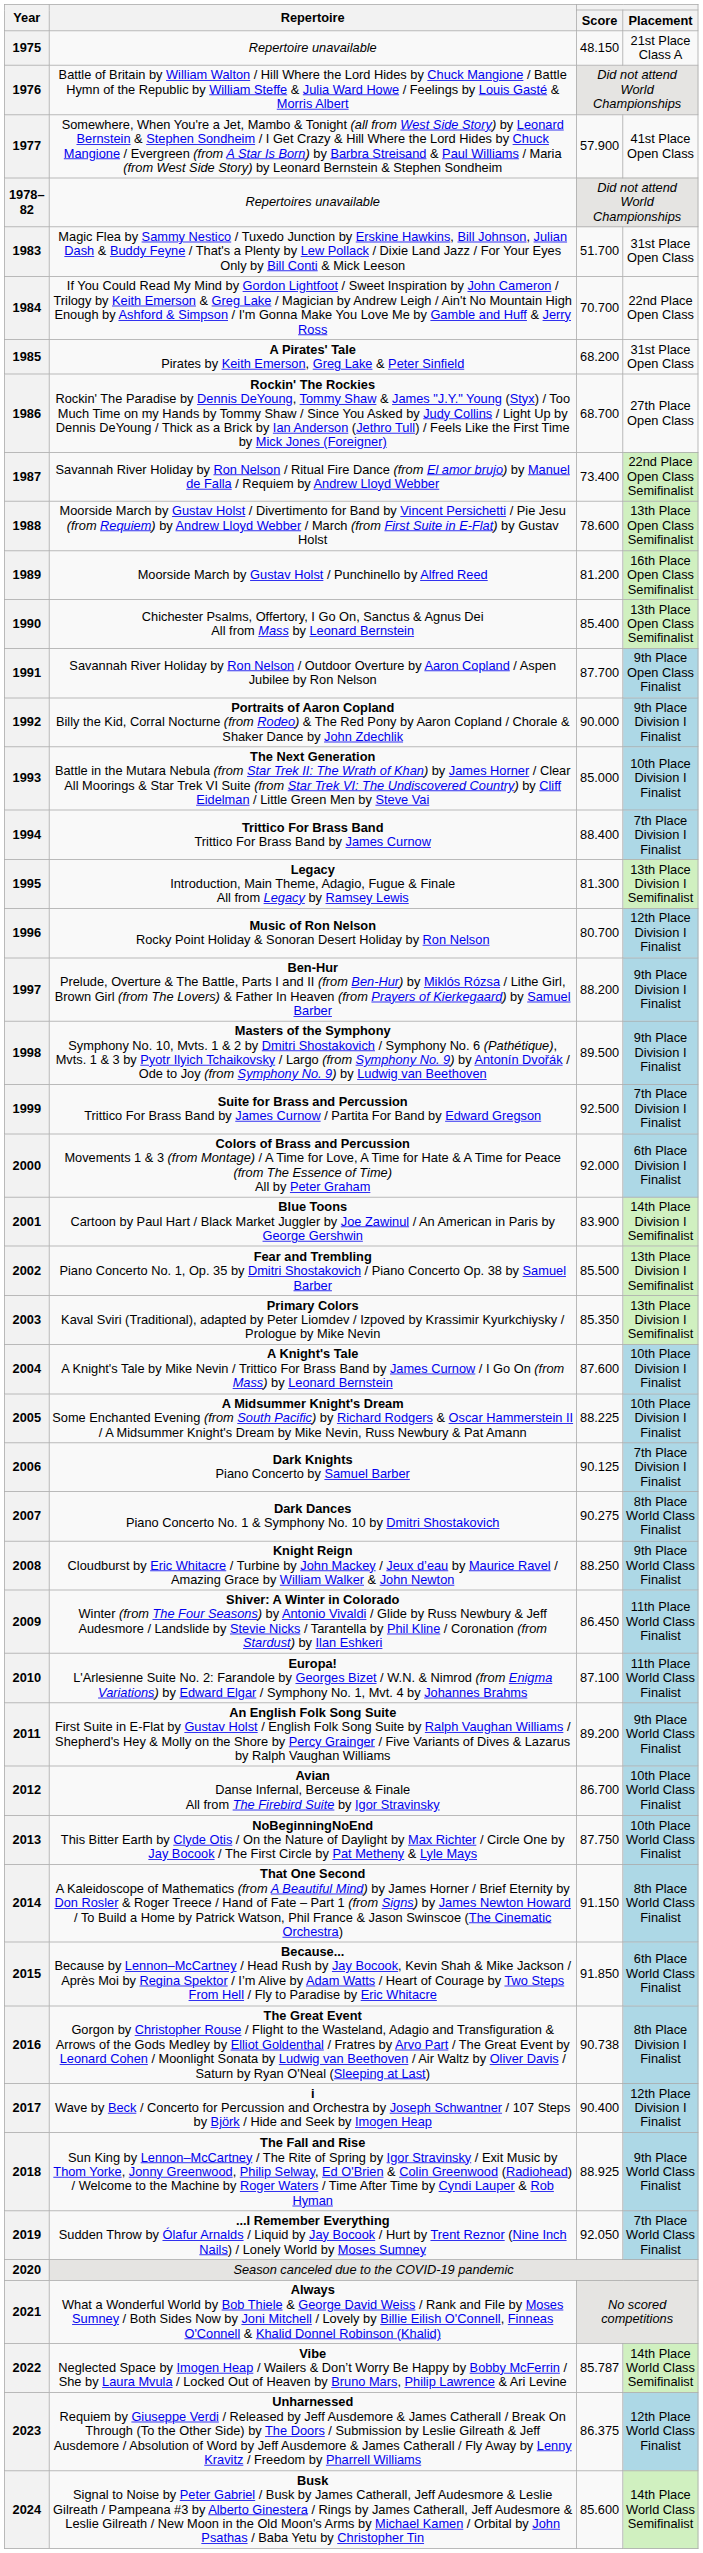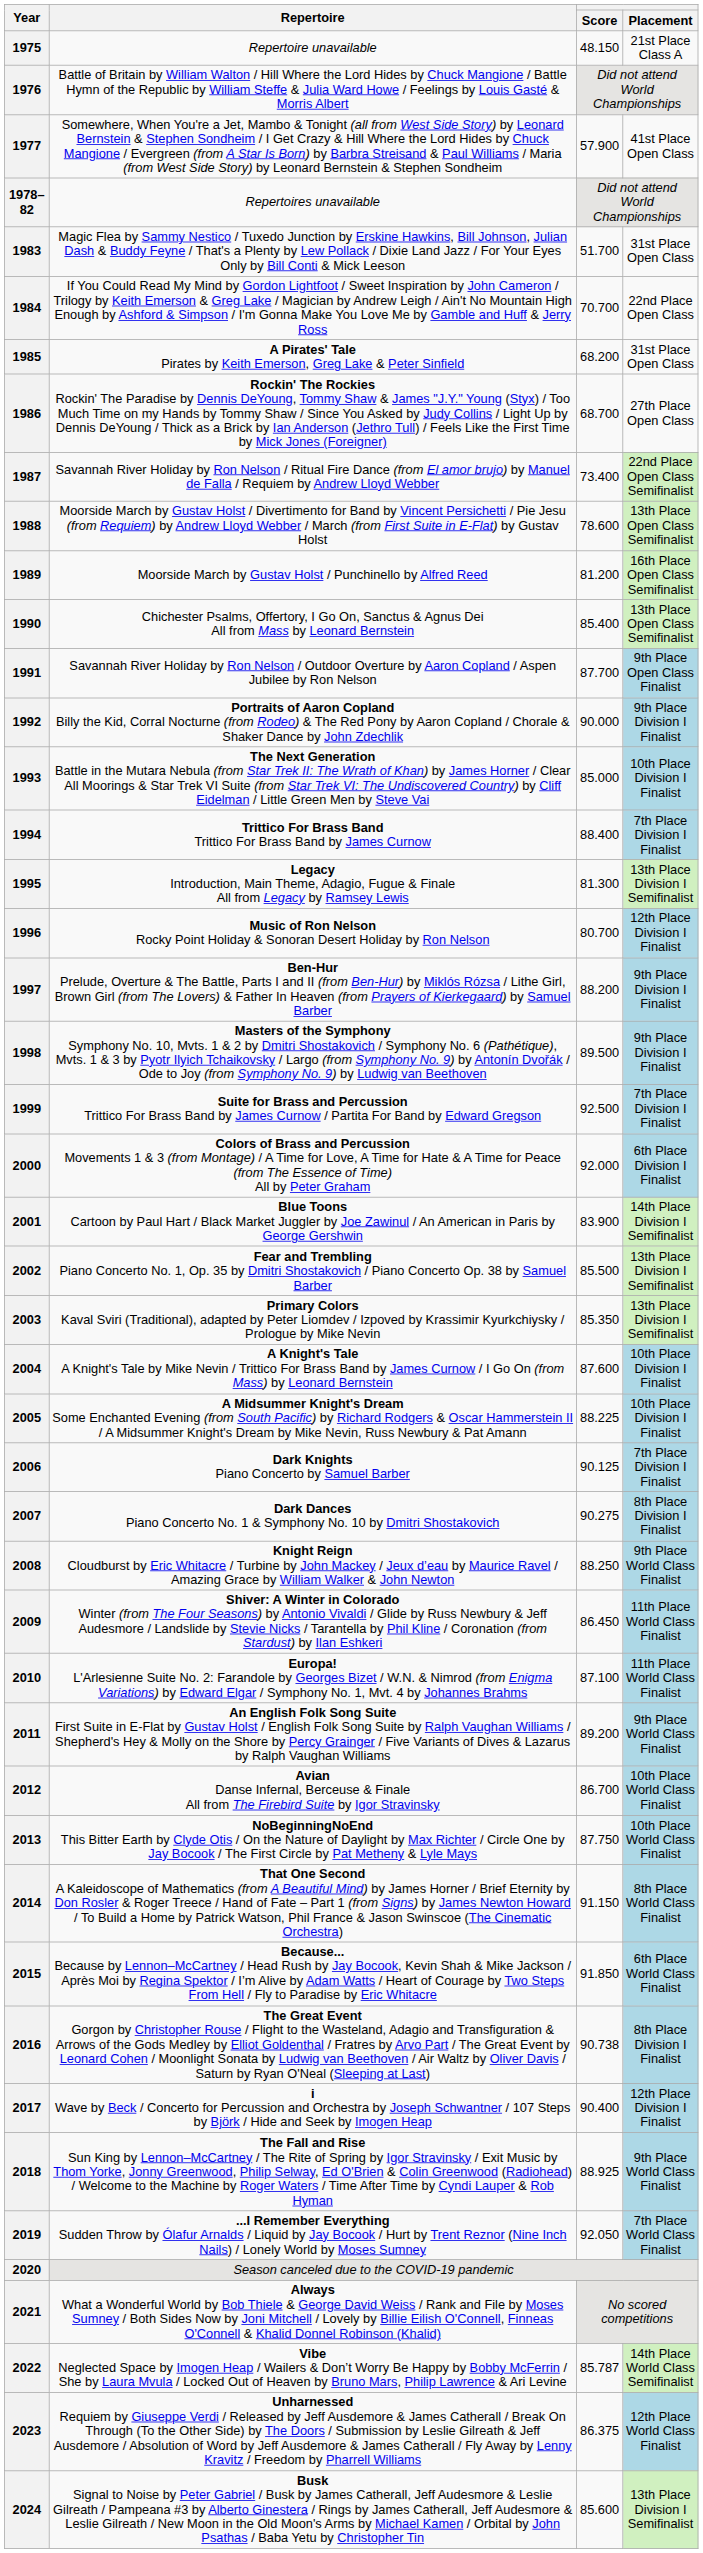(660, 1516) 8th Place World Class Finalist -> (660, 1516) 8th Place Division I Finalist
(660, 2509) 14th Place World Class Semifinalist -> (661, 2509) 13th Place Division I Semifinalist
